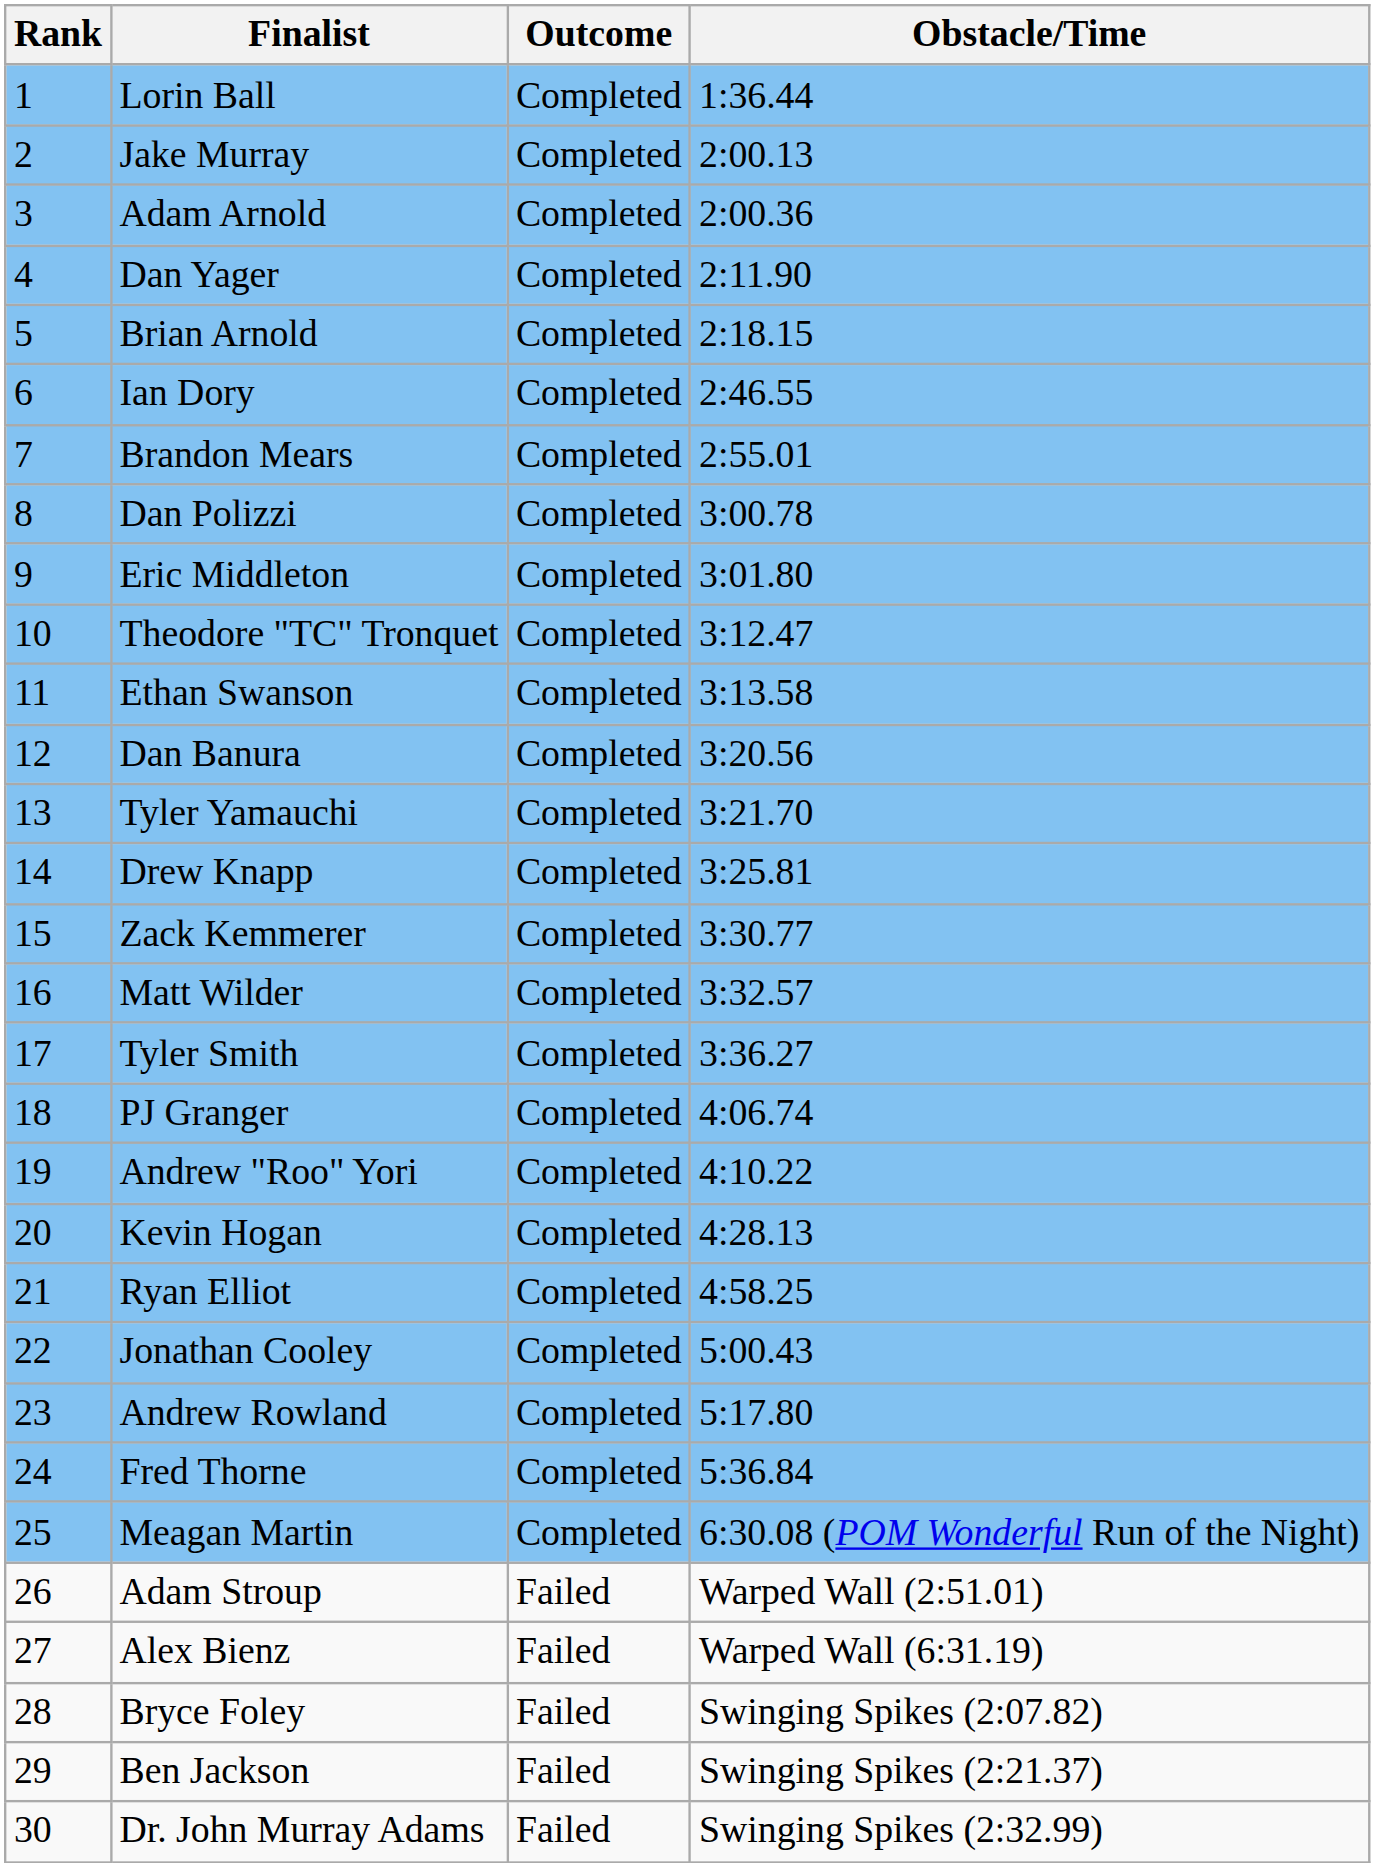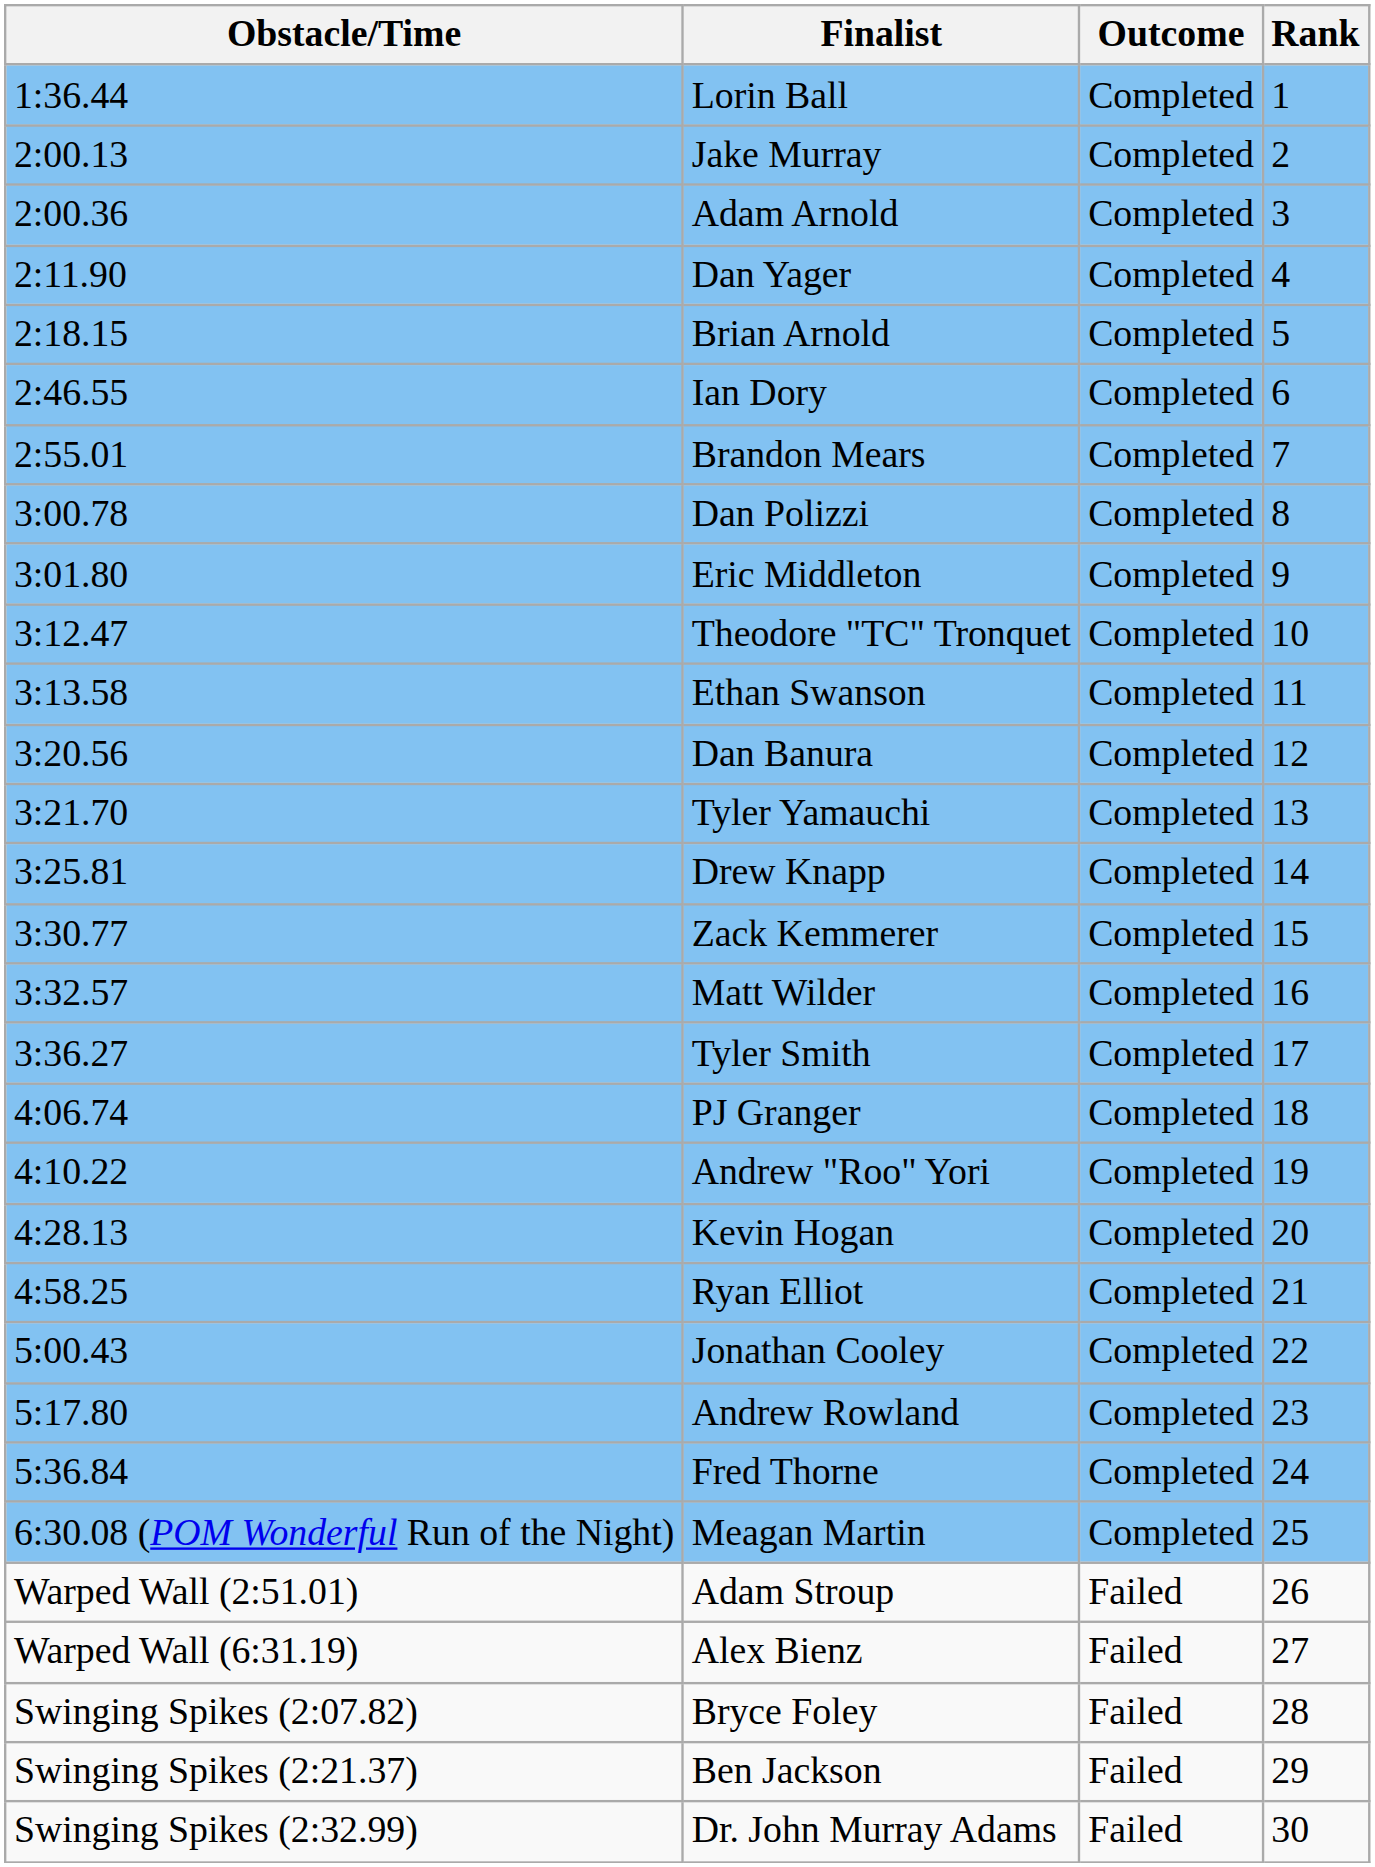columns swapped: (58, 34) <-> (1029, 34)
